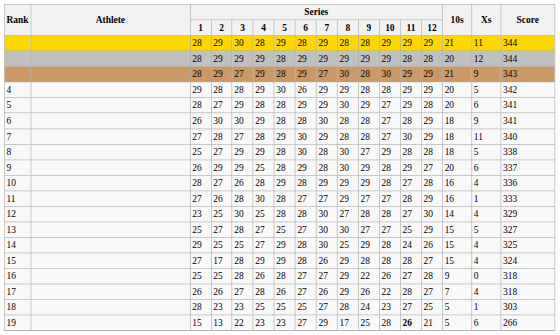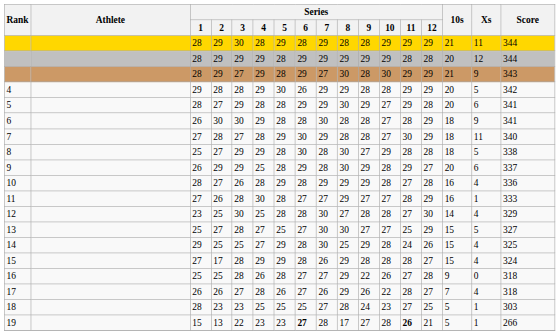(302, 323) normal -> (302, 323) bold
(323, 323) 29 -> (323, 323) 28
(365, 323) 25 -> (365, 323) 27
(476, 323) 6 -> (476, 323) 1
